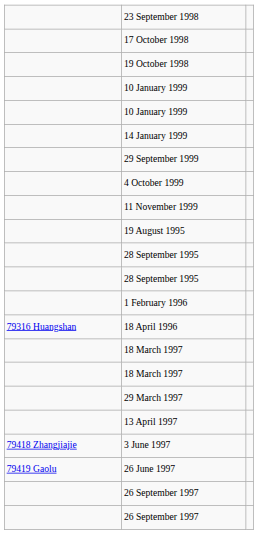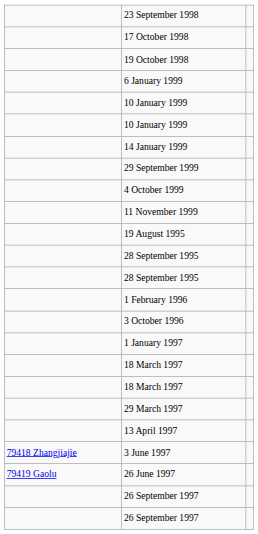+ row: (63, 81)
- row: (41, 326)
+ row: (63, 322)
+ row: (63, 344)
